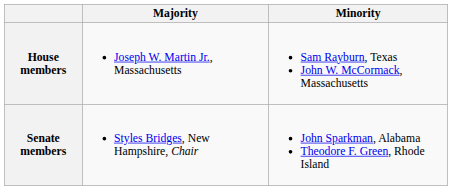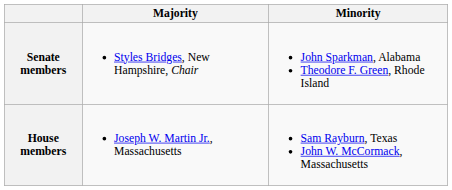rows swapped: (43, 144) <-> (43, 63)
